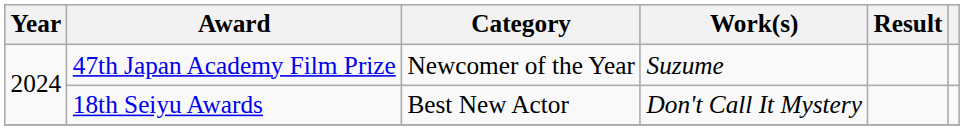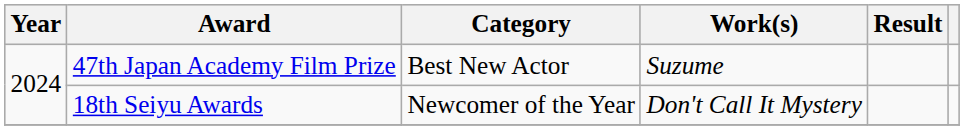(521, 64) Newcomer of the Year -> (488, 64) Best New Actor
(488, 104) Best New Actor -> (521, 104) Newcomer of the Year
